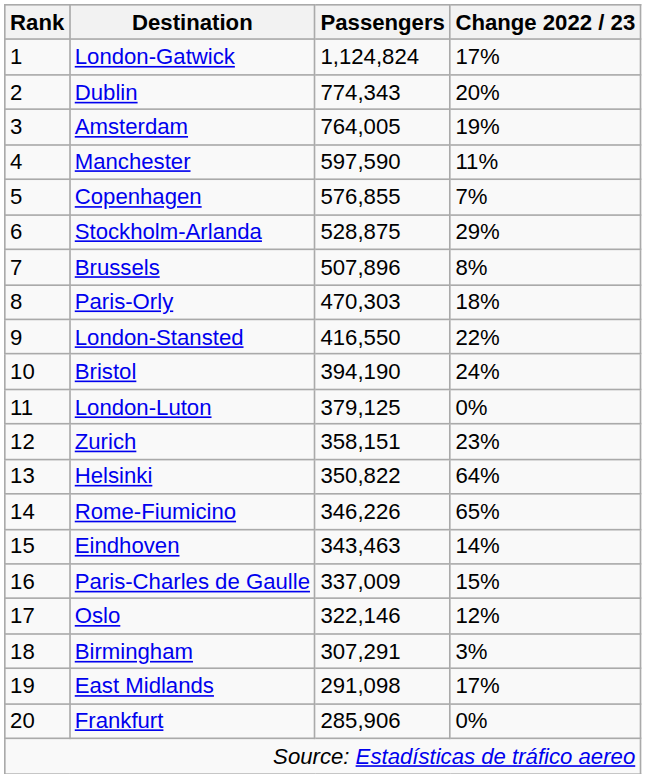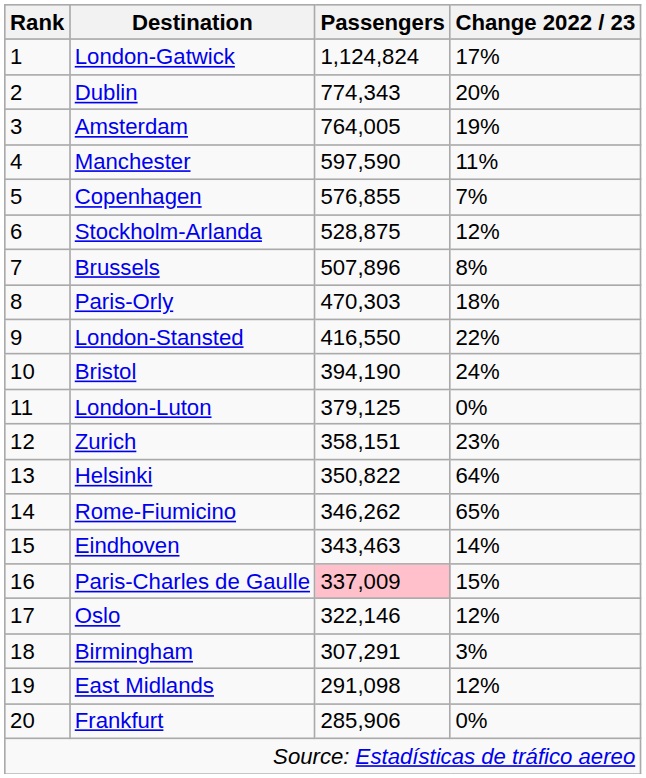(478, 232) 29% -> (478, 232) 12%
(361, 511) 346,226 -> (361, 511) 346,262
(361, 581) no background -> (361, 581) pink background
(478, 686) 17% -> (478, 686) 12%
